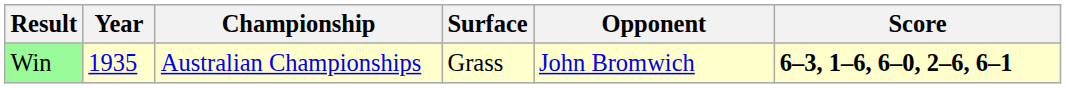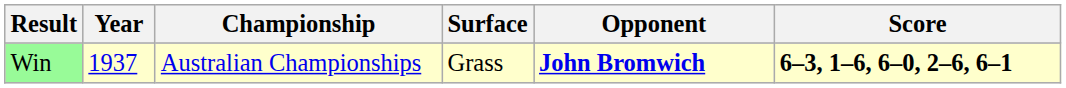(113, 62) 1935 -> (113, 62) 1937
(617, 62) normal -> (622, 62) bold
